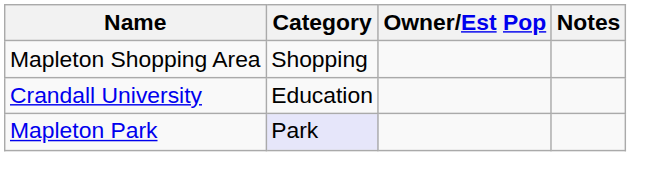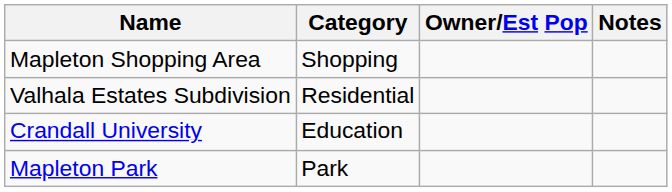+ row: (150, 95)
(295, 131) lavender background -> (325, 167) no background
